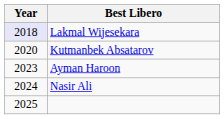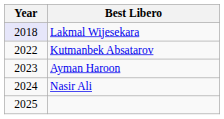(26, 50) 2020 -> (26, 50) 2022
